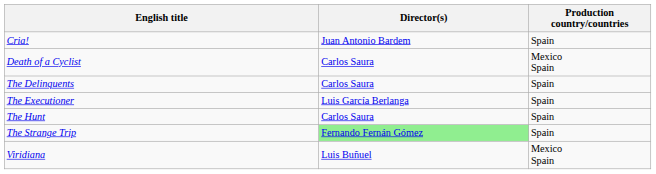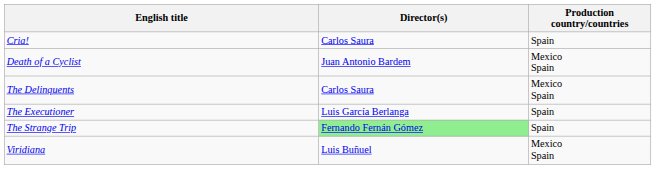(366, 40) Juan Antonio Bardem -> (348, 40) Carlos Saura
(348, 62) Carlos Saura -> (366, 62) Juan Antonio Bardem
(543, 84) Spain -> (547, 90) Mexico Spain
- row: (26, 116)
